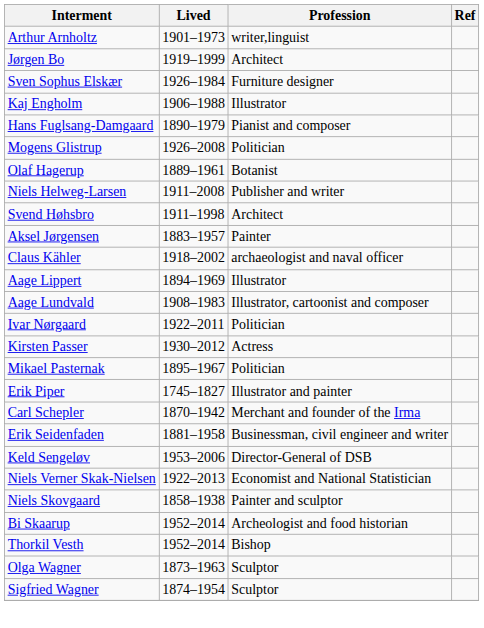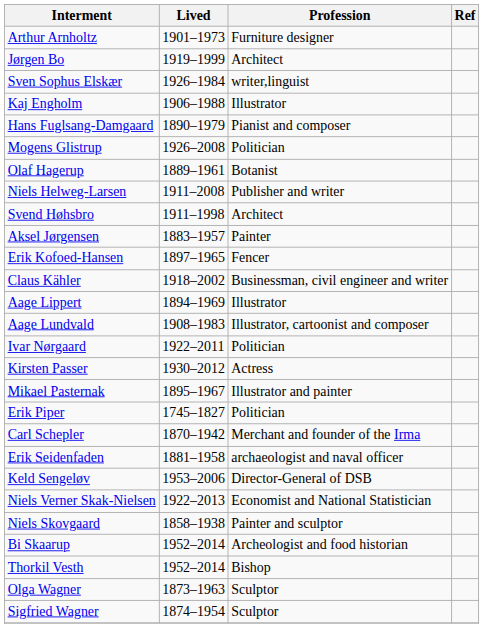(270, 37) writer,linguist -> (283, 37) Furniture designer
(283, 81) Furniture designer -> (270, 81) writer,linguist
+ row: (65, 258)
(317, 258) archaeologist and naval officer -> (340, 280) Businessman, civil engineer and writer
(258, 368) Politician -> (292, 390) Illustrator and painter
(292, 390) Illustrator and painter -> (258, 412) Politician
(340, 434) Businessman, civil engineer and writer -> (317, 457) archaeologist and naval officer
